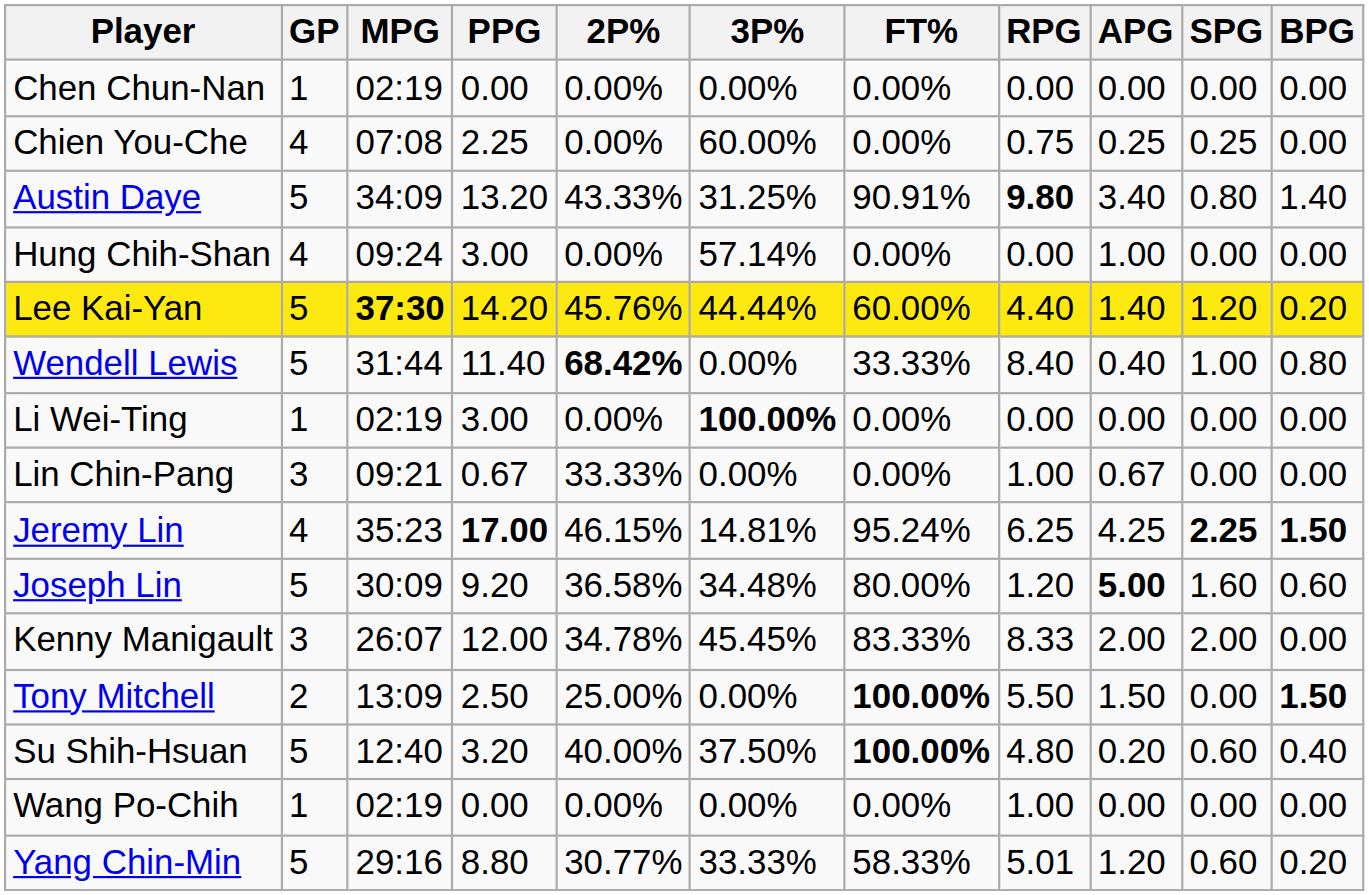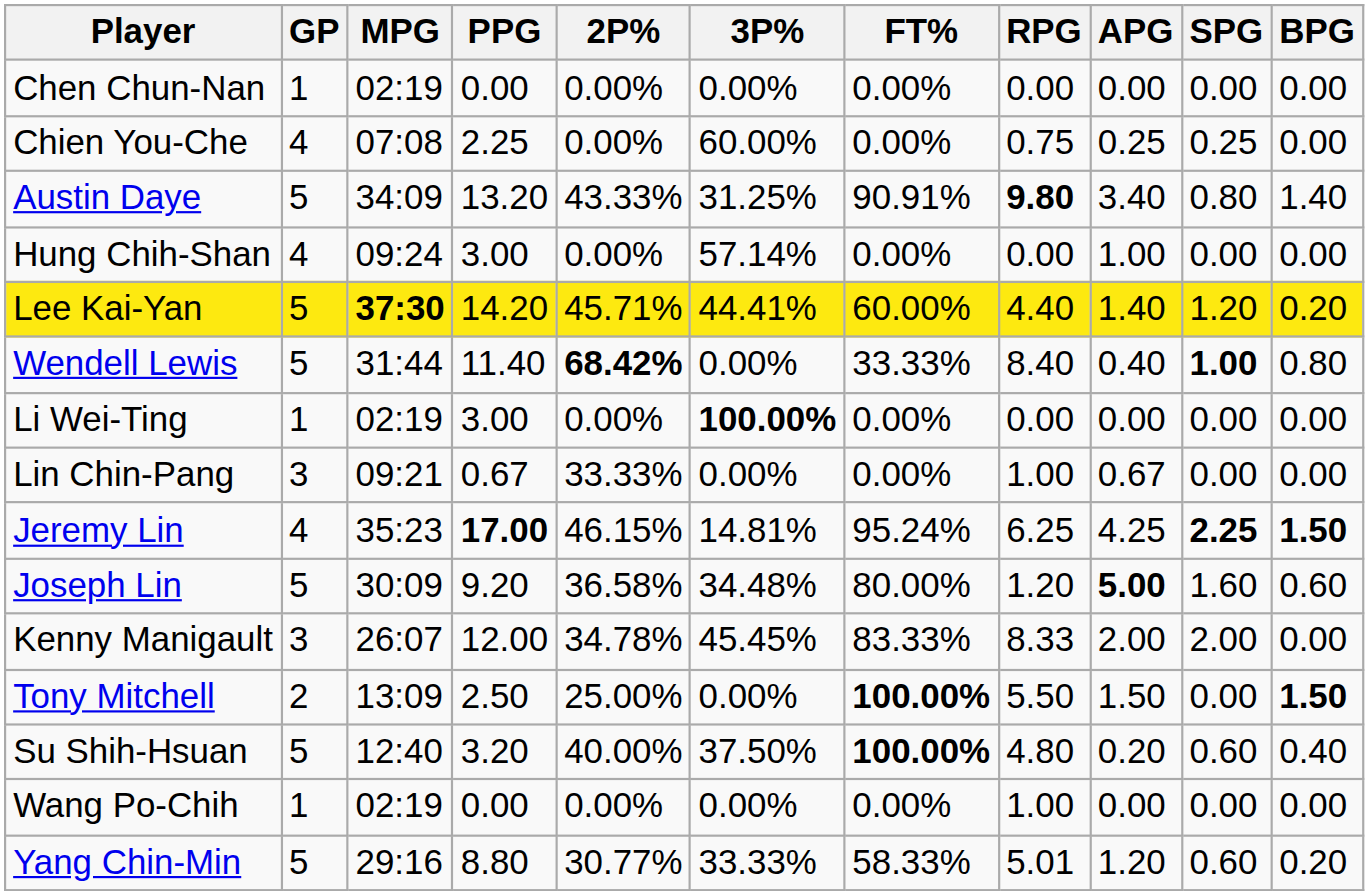(623, 308) 45.76% -> (623, 308) 45.71%
(758, 308) 44.44% -> (758, 308) 44.41%
(1223, 364) normal -> (1223, 364) bold
